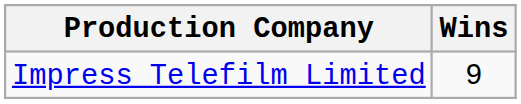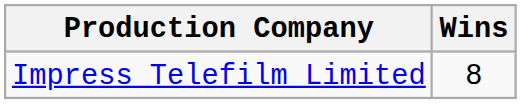(474, 75) 9 -> (474, 75) 8
